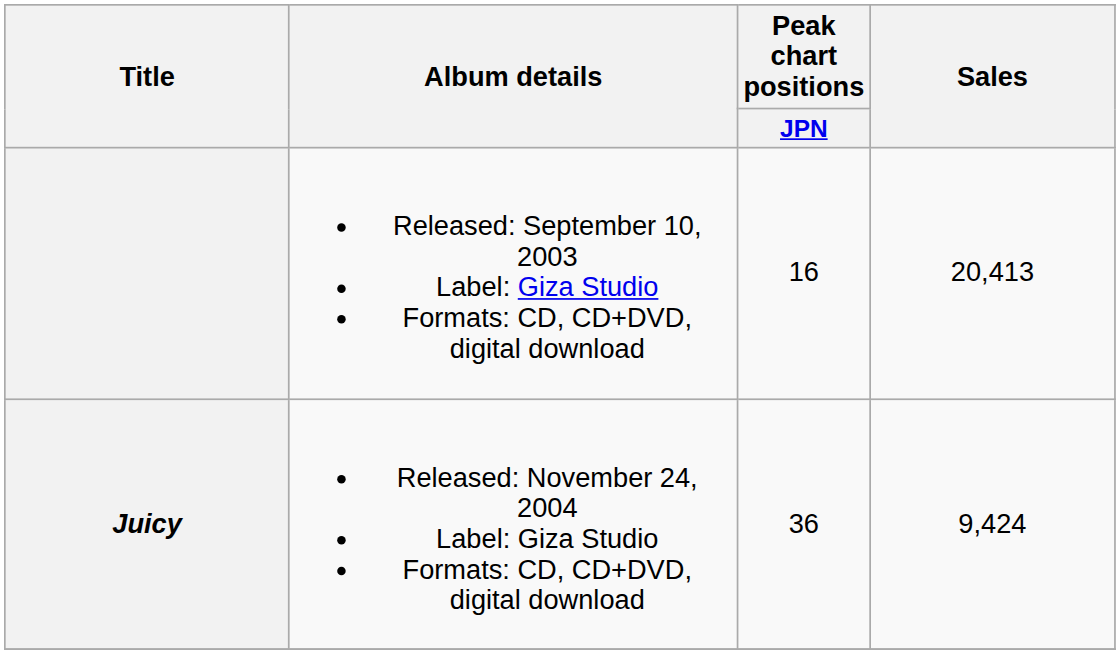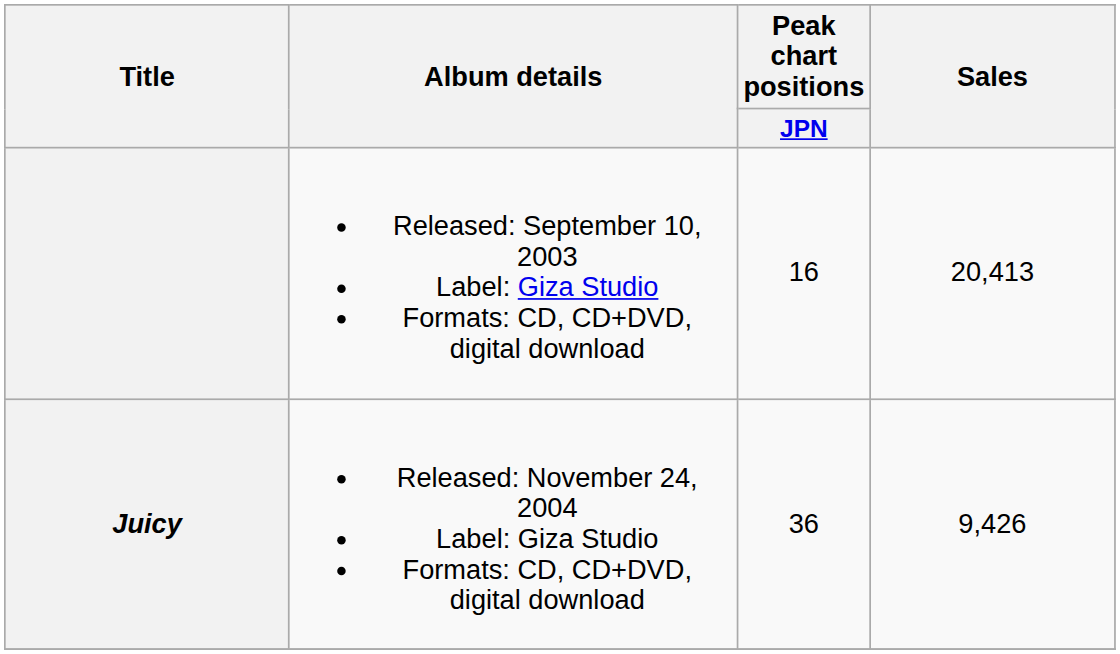(992, 523) 9,424 -> (992, 523) 9,426
